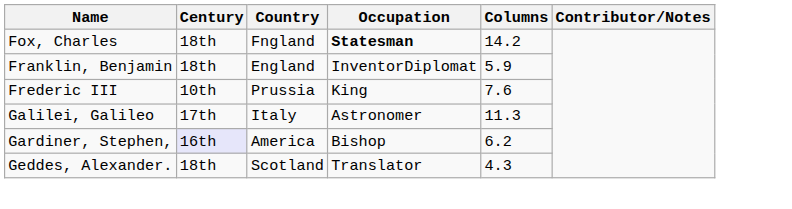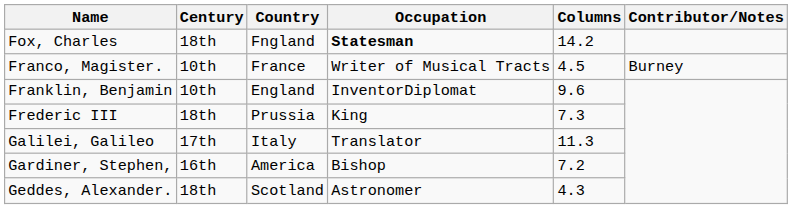+ row: (86, 67)
(198, 67) 18th -> (198, 91) 10th
(498, 67) 5.9 -> (571, 91) 9.6
(198, 91) 10th -> (198, 116) 18th
(498, 91) 7.6 -> (571, 116) 7.3
(377, 116) Astronomer -> (377, 141) Translator
(198, 141) lavender background -> (198, 166) no background
(498, 141) 6.2 -> (571, 166) 7.2
(377, 166) Translator -> (377, 191) Astronomer
